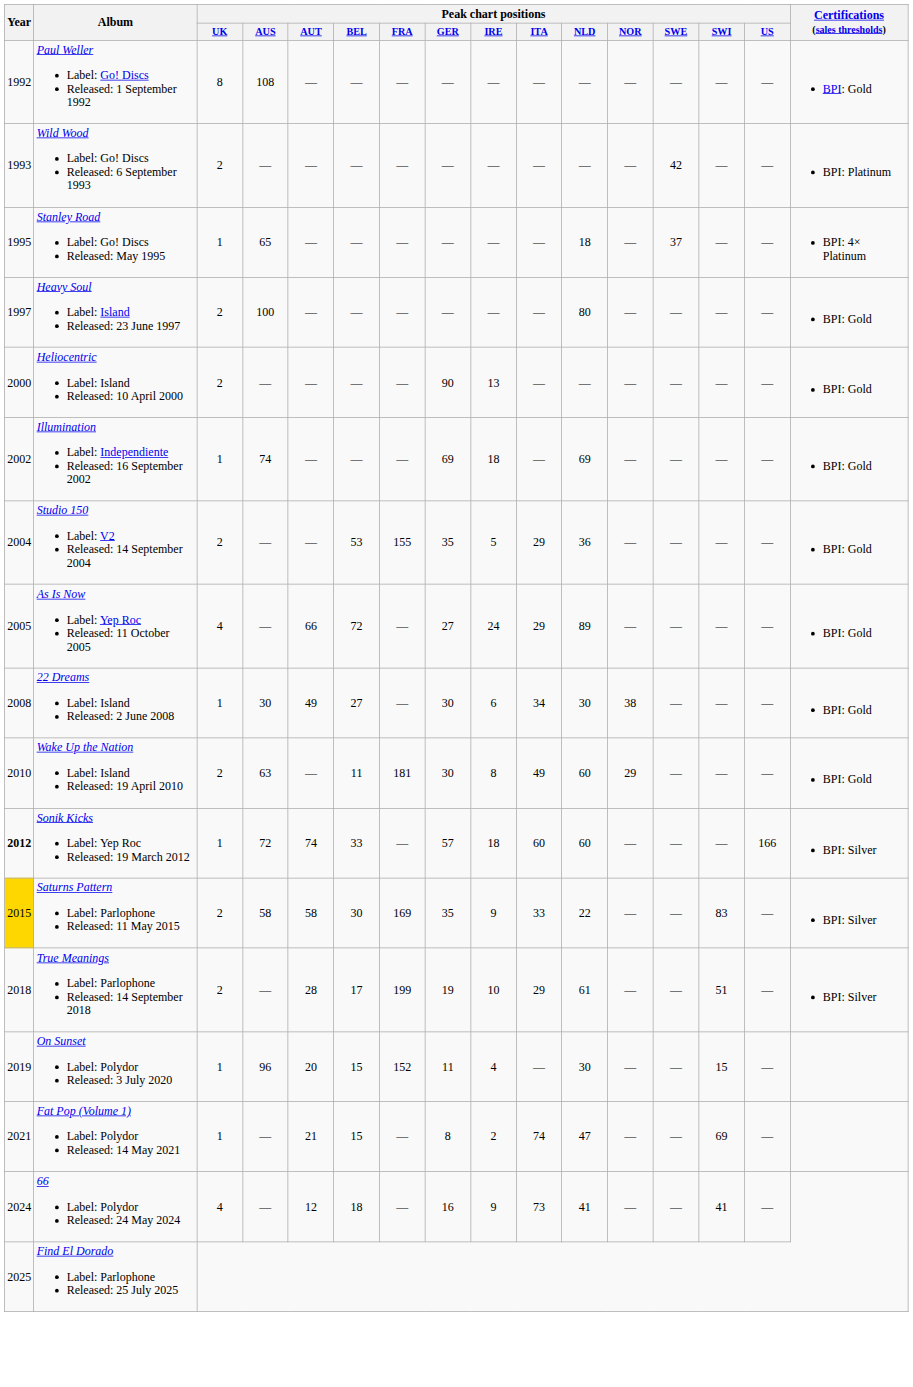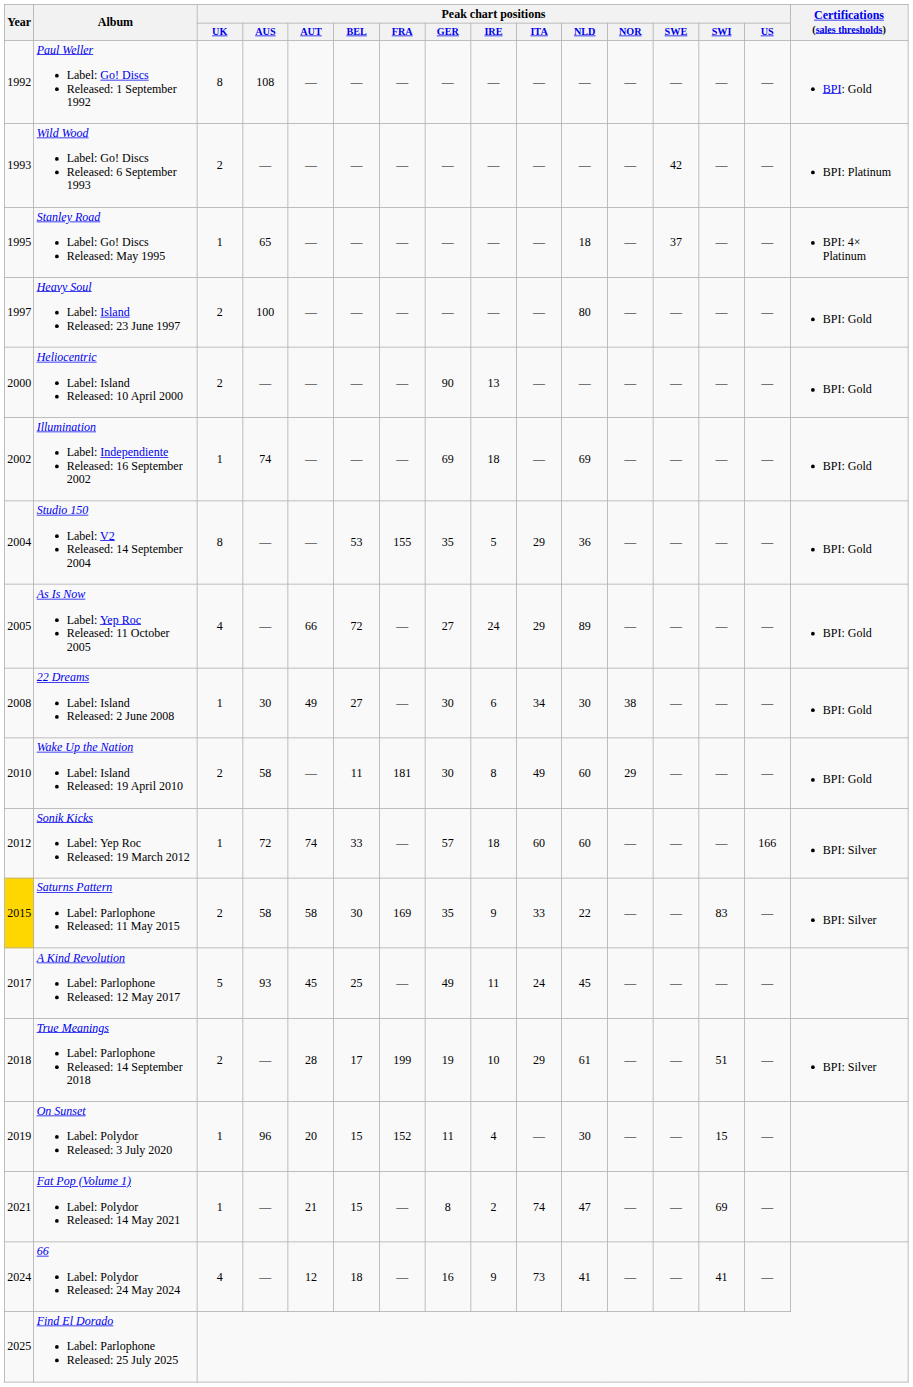(220, 542) 2 -> (220, 542) 8
(265, 773) 63 -> (265, 773) 58
(19, 843) bold -> (19, 843) normal
+ row: (115, 977)
